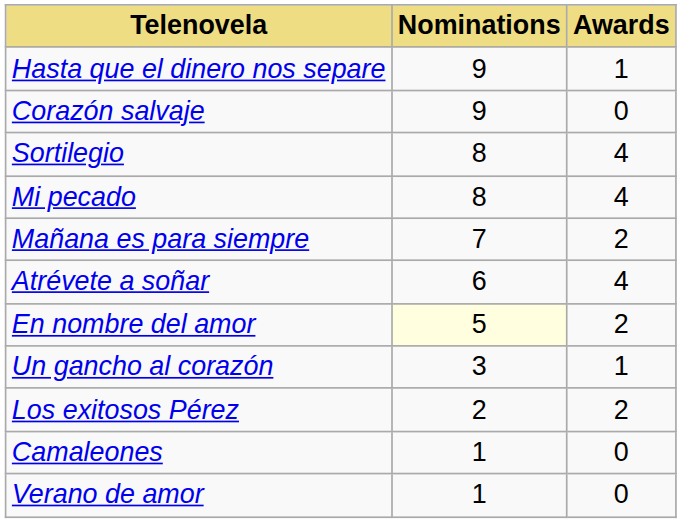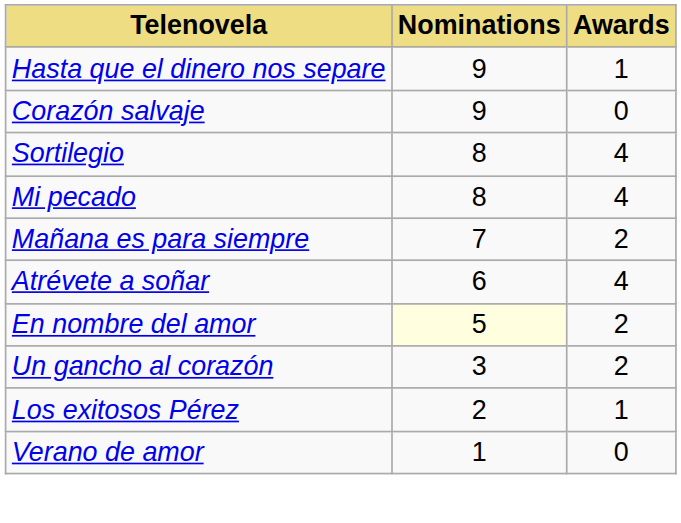(621, 366) 1 -> (621, 366) 2
(621, 409) 2 -> (621, 409) 1
- row: (87, 452)
